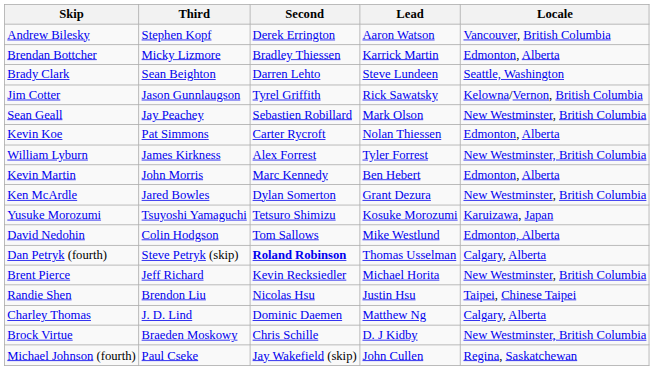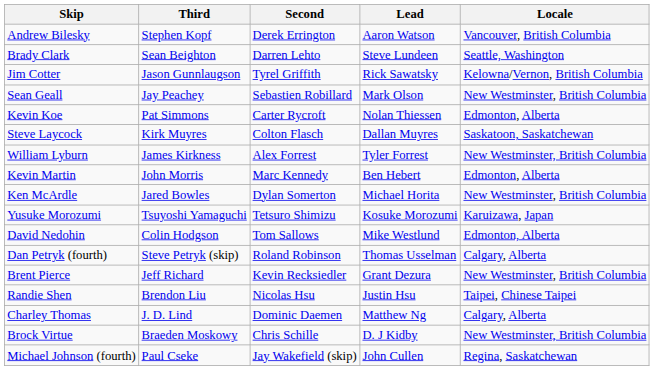- row: (52, 54)
+ row: (45, 134)
(397, 194) Grant Dezura -> (401, 194) Michael Horita
(299, 255) bold -> (297, 255) normal
(401, 275) Michael Horita -> (397, 275) Grant Dezura
